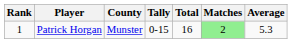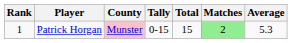(125, 30) no background -> (125, 30) pink background
(187, 30) 16 -> (187, 30) 15
